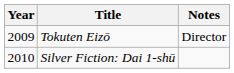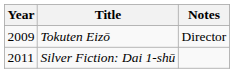(21, 57) 2010 -> (21, 57) 2011
